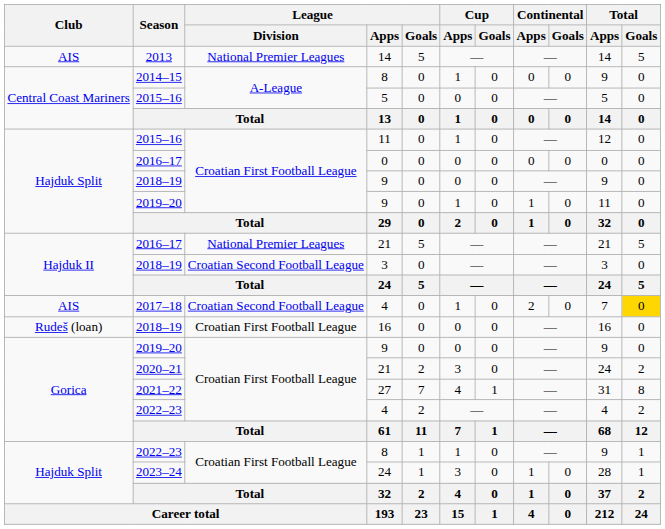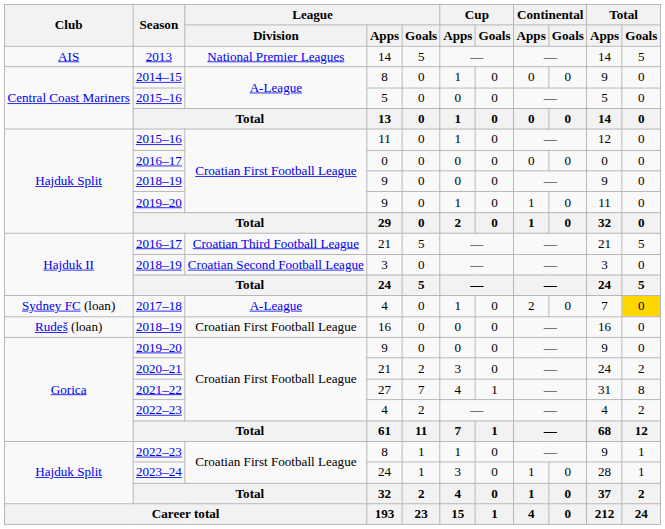(276, 243) National Premier Leagues -> (276, 243) Croatian Third Football League
(69, 306) AIS -> (69, 306) Sydney FC (loan)
(276, 306) Croatian Second Football League -> (276, 306) A-League
